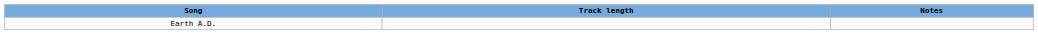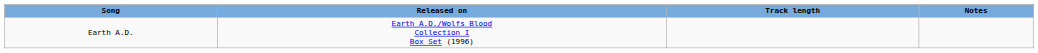+ column: (442, 11)
